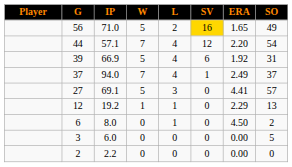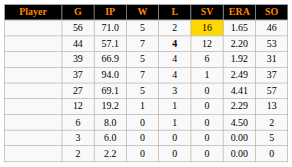(272, 28) 49 -> (272, 28) 46
(175, 43) normal -> (175, 43) bold
(272, 43) 54 -> (272, 43) 53
